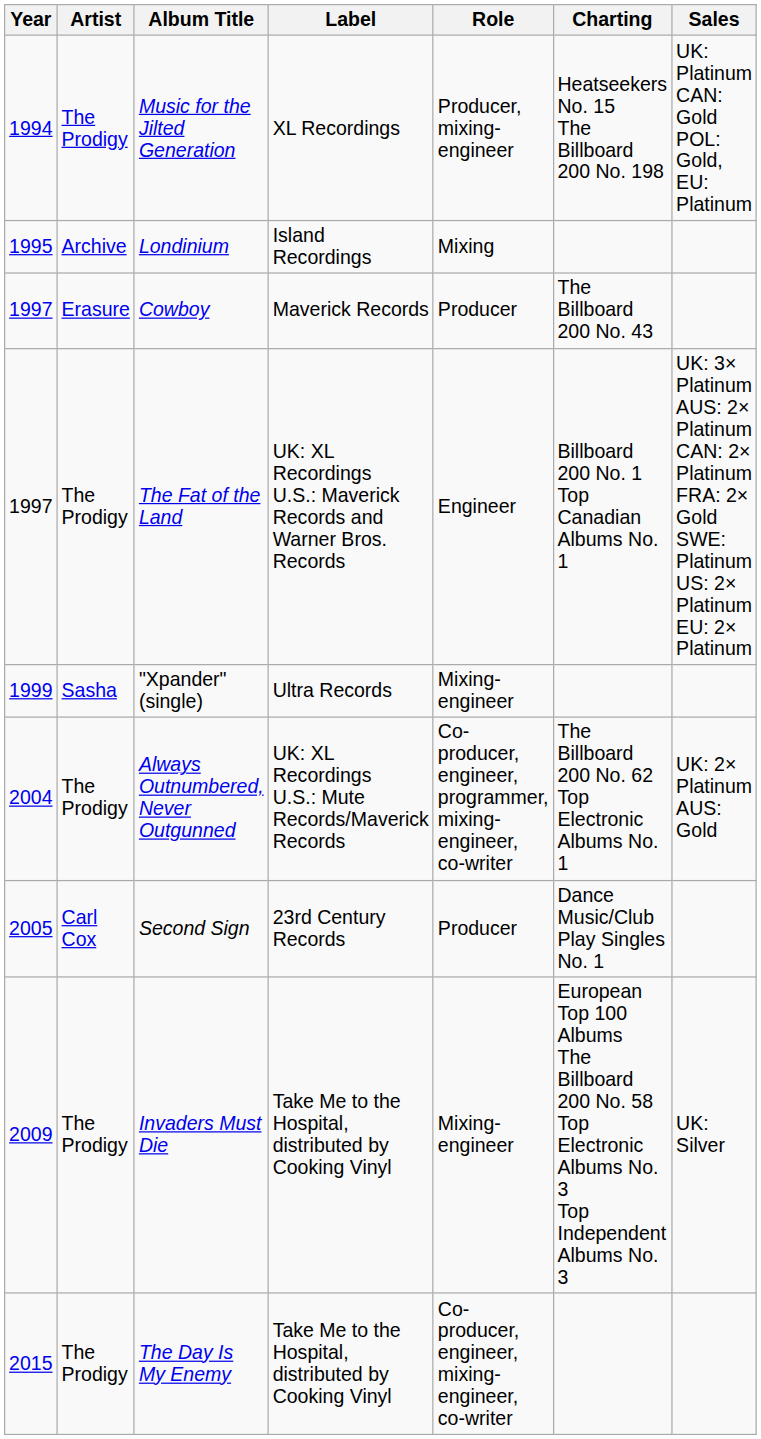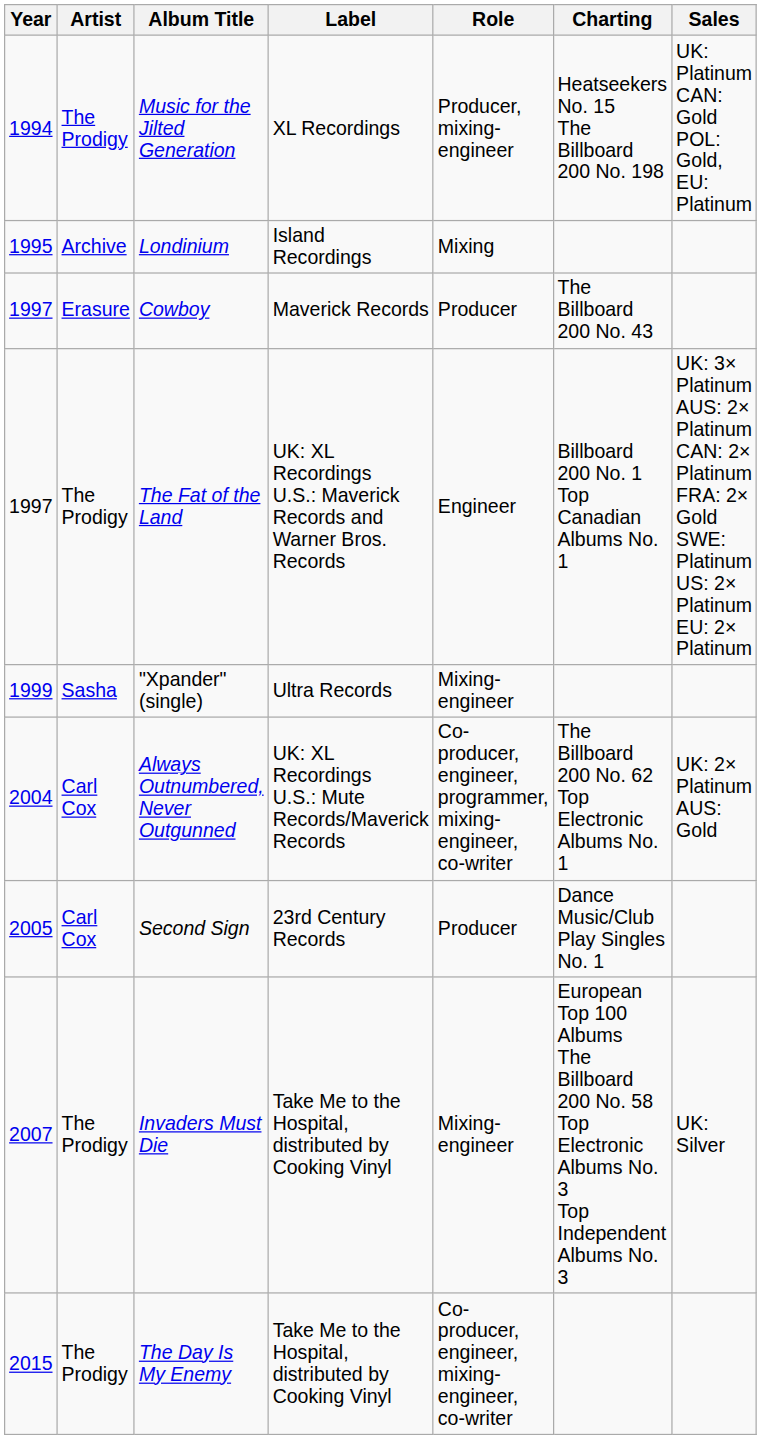(95, 798) The Prodigy -> (79, 798) Carl Cox
(31, 1135) 2009 -> (31, 1135) 2007
